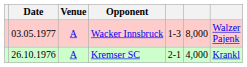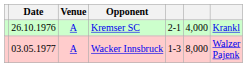rows swapped: (115, 54) <-> (127, 33)
